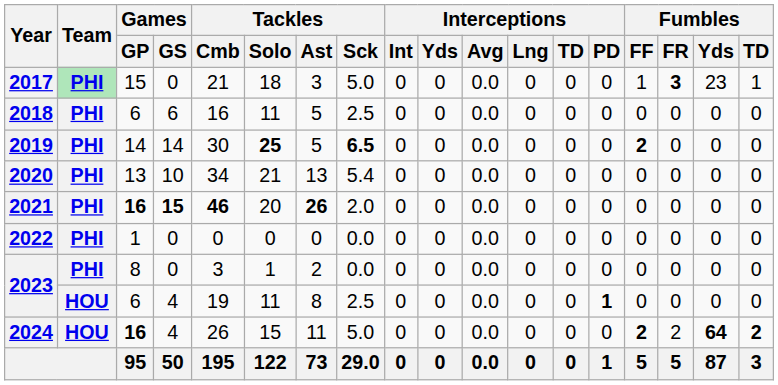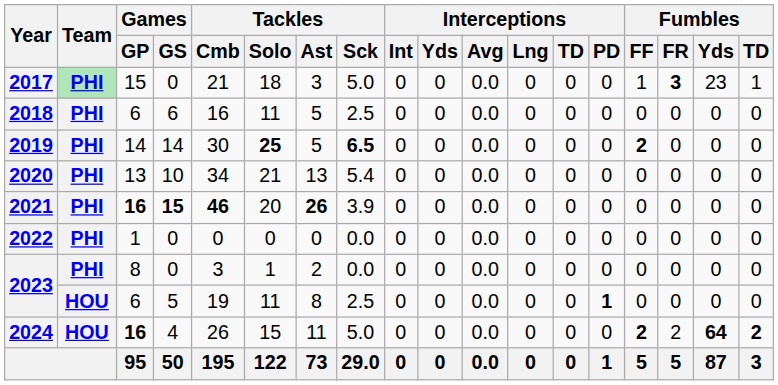(361, 207) 2.0 -> (361, 207) 3.9
(173, 301) 4 -> (173, 301) 5
